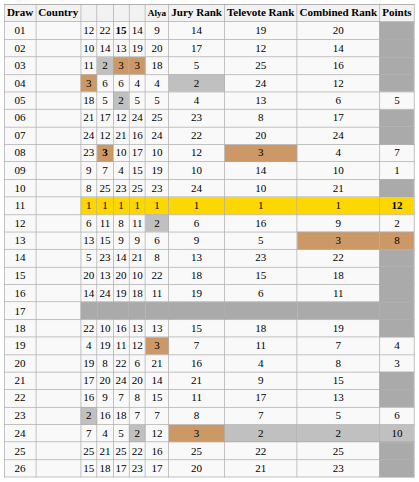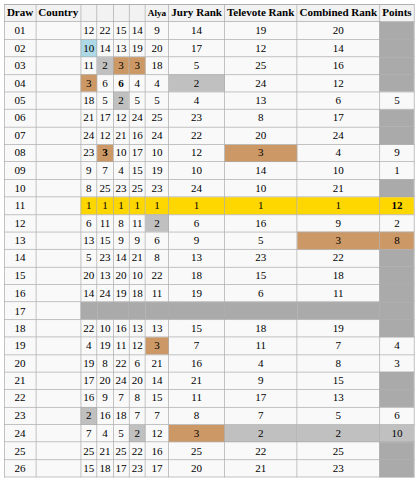(121, 30) bold -> (121, 30) normal
(89, 48) no background -> (89, 48) lightblue background
(121, 83) normal -> (121, 83) bold
(397, 153) 7 -> (397, 153) 9
